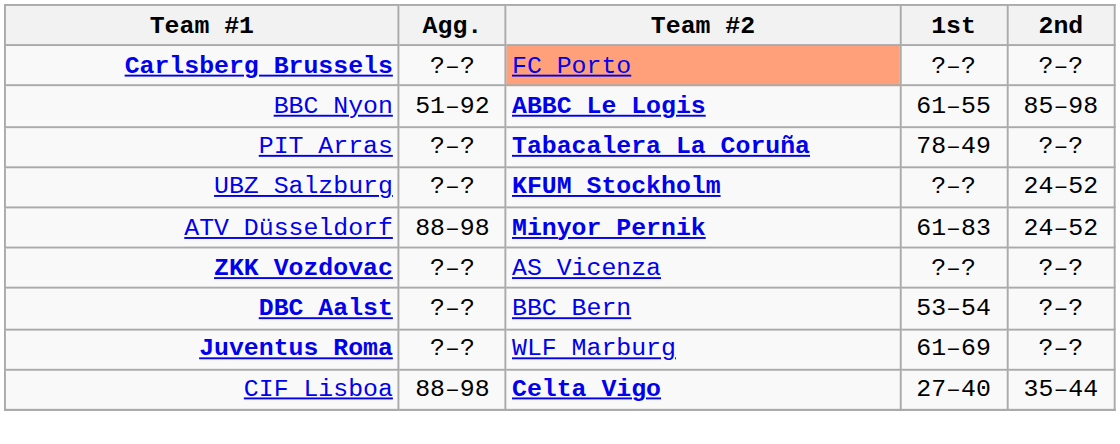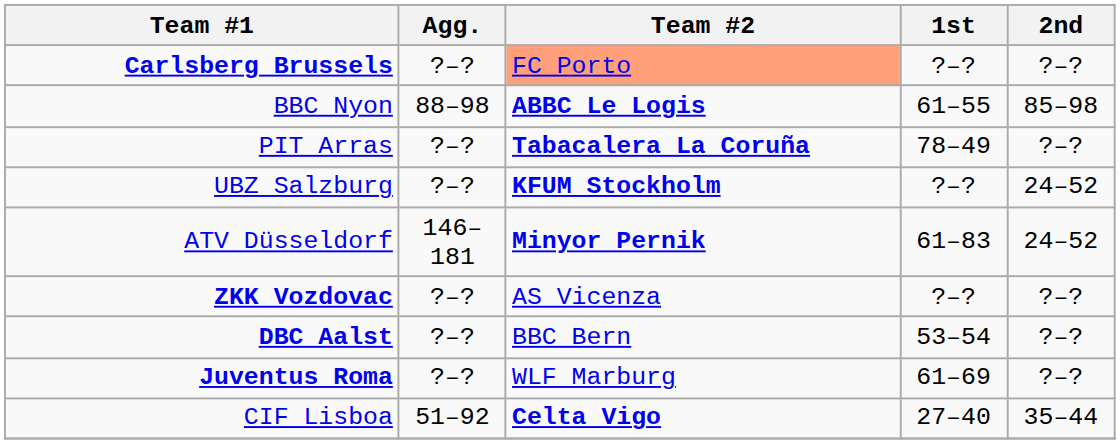(452, 106) 51–92 -> (452, 106) 88–98
(452, 228) 88–98 -> (452, 242) 146–181
(452, 389) 88–98 -> (452, 418) 51–92
